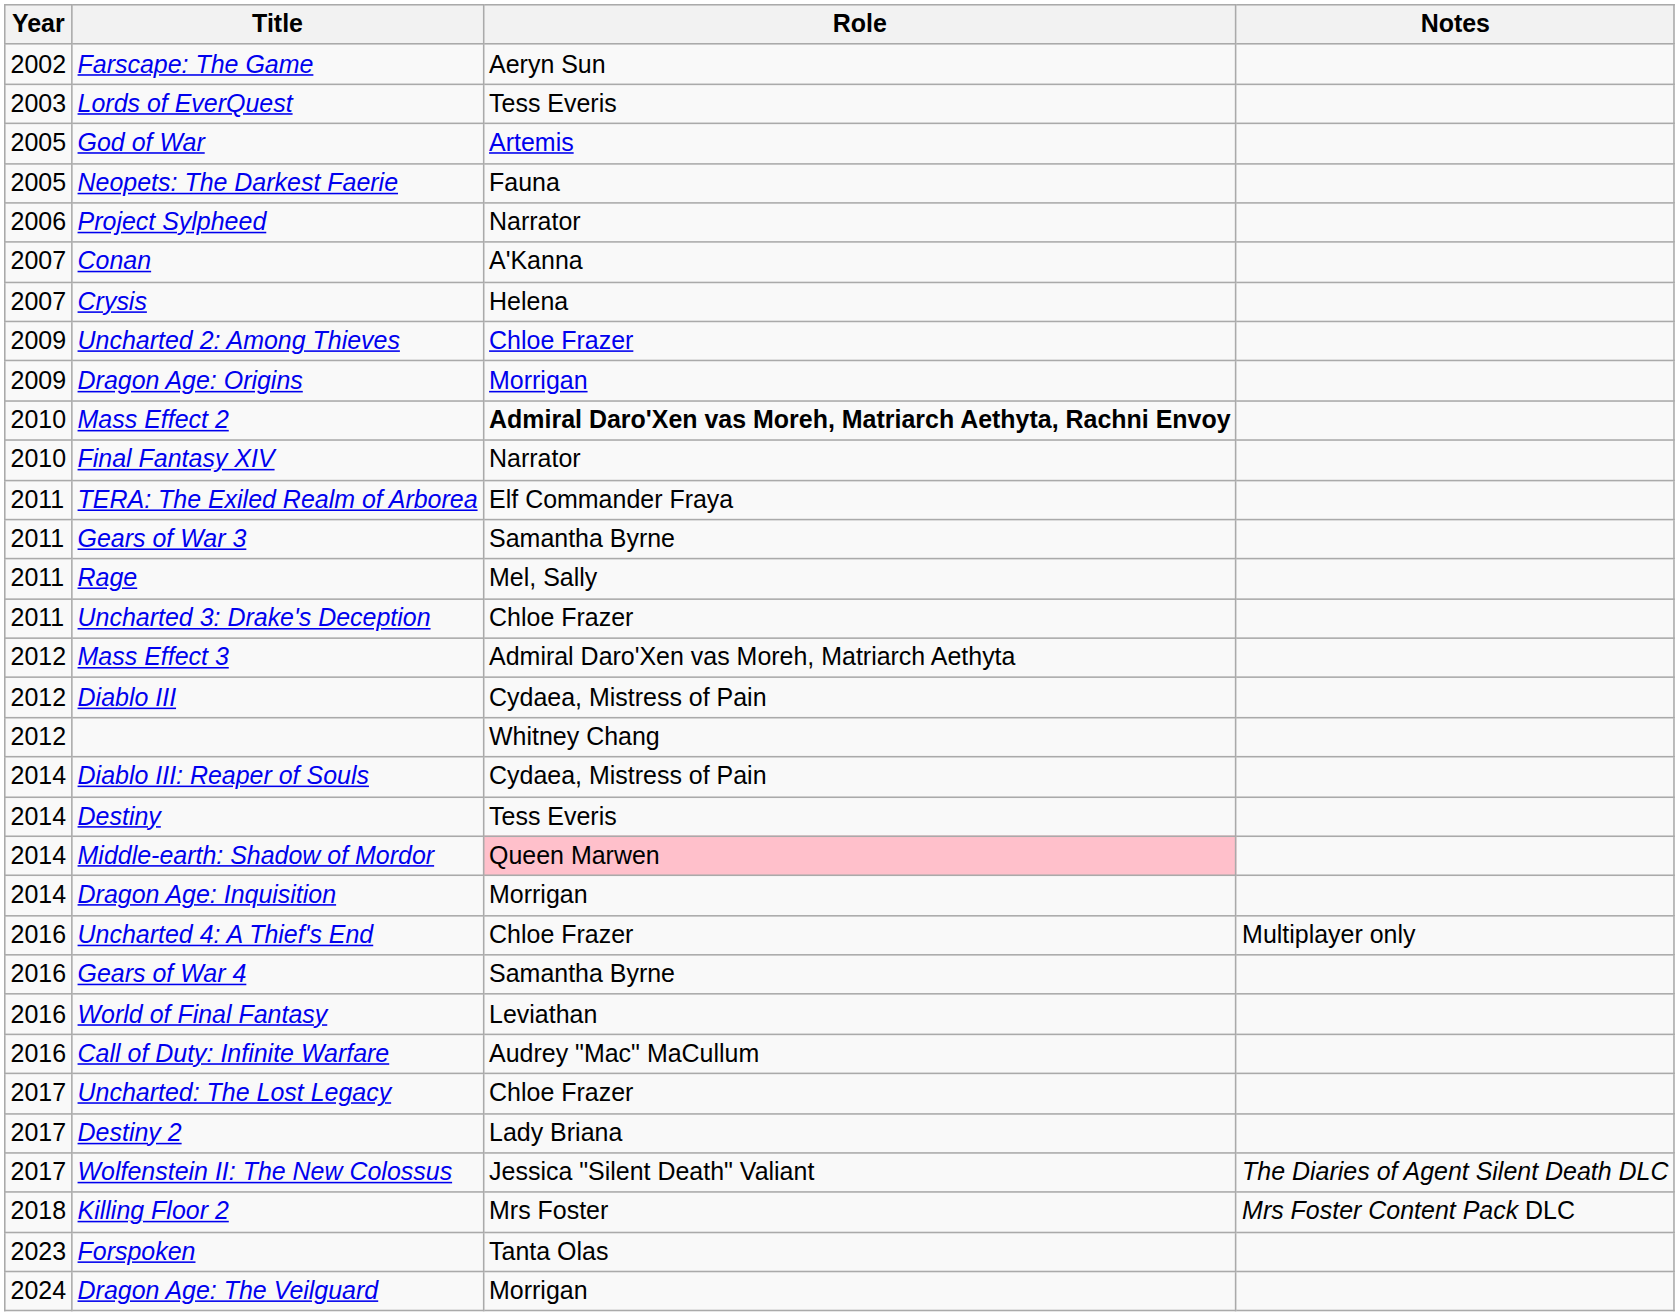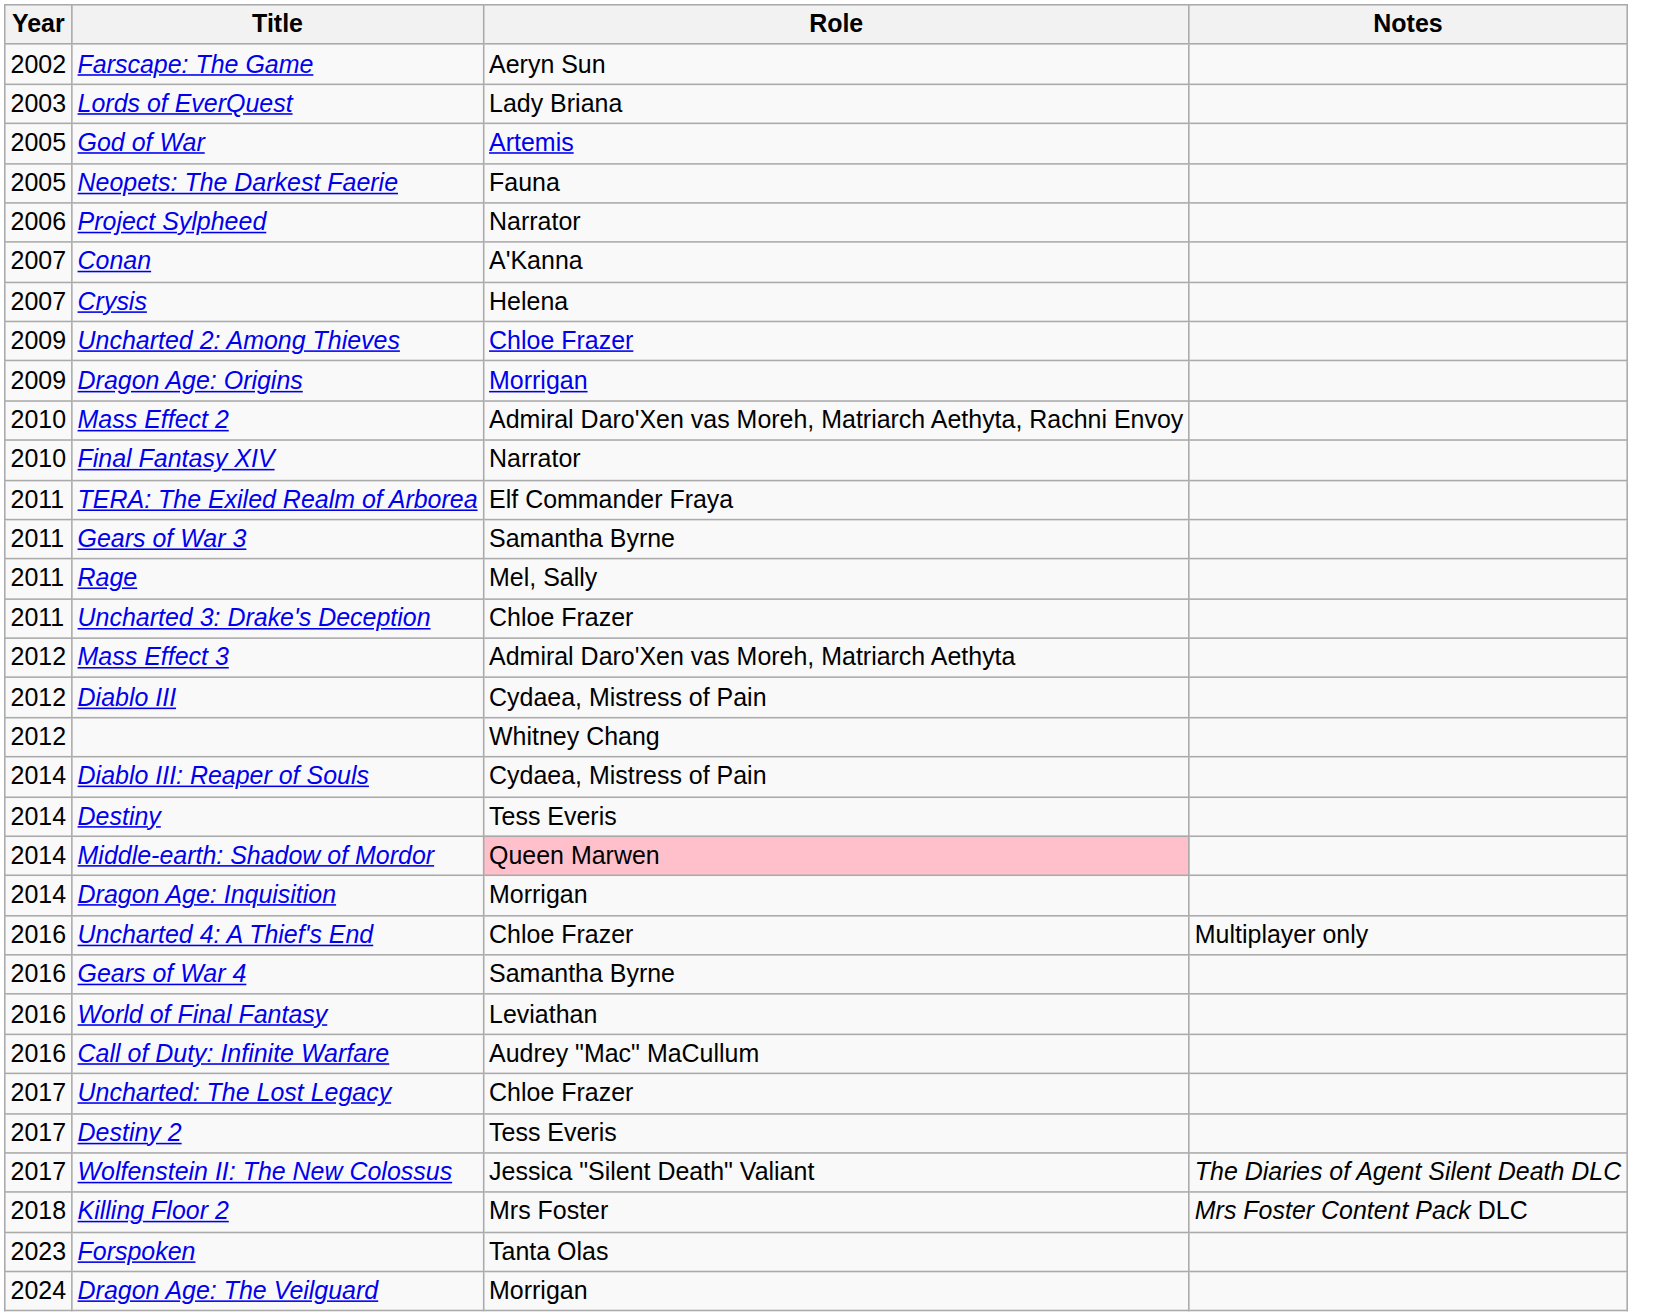(553, 103) Tess Everis -> (556, 103) Lady Briana
(860, 420) bold -> (836, 420) normal
(556, 1132) Lady Briana -> (553, 1132) Tess Everis
